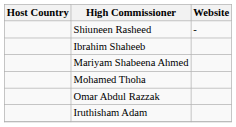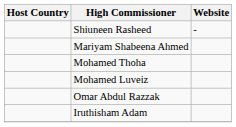- row: (109, 46)
+ row: (111, 79)
